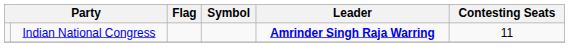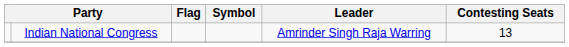(352, 32) bold -> (354, 32) normal
(507, 32) 11 -> (506, 32) 13
